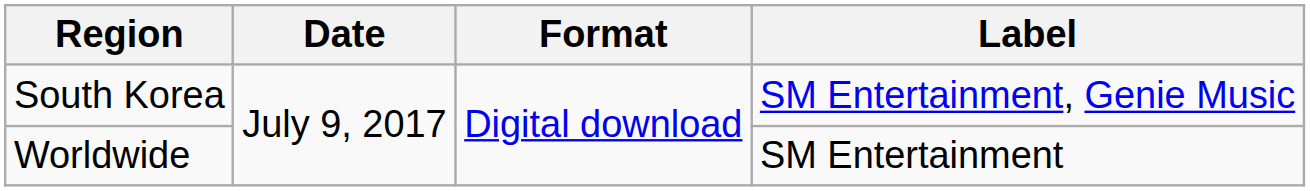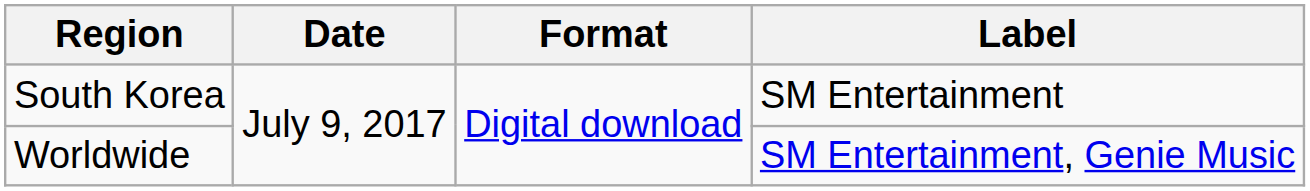(1028, 94) SM Entertainment, Genie Music -> (912, 94) SM Entertainment
(912, 154) SM Entertainment -> (1028, 154) SM Entertainment, Genie Music
